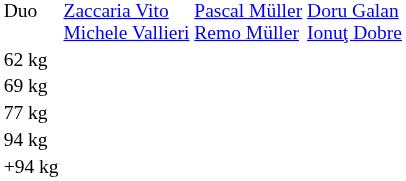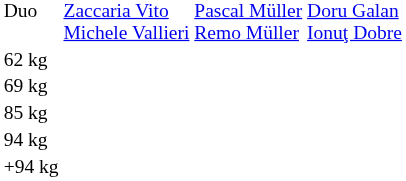- row: (26, 112)
+ row: (26, 112)
